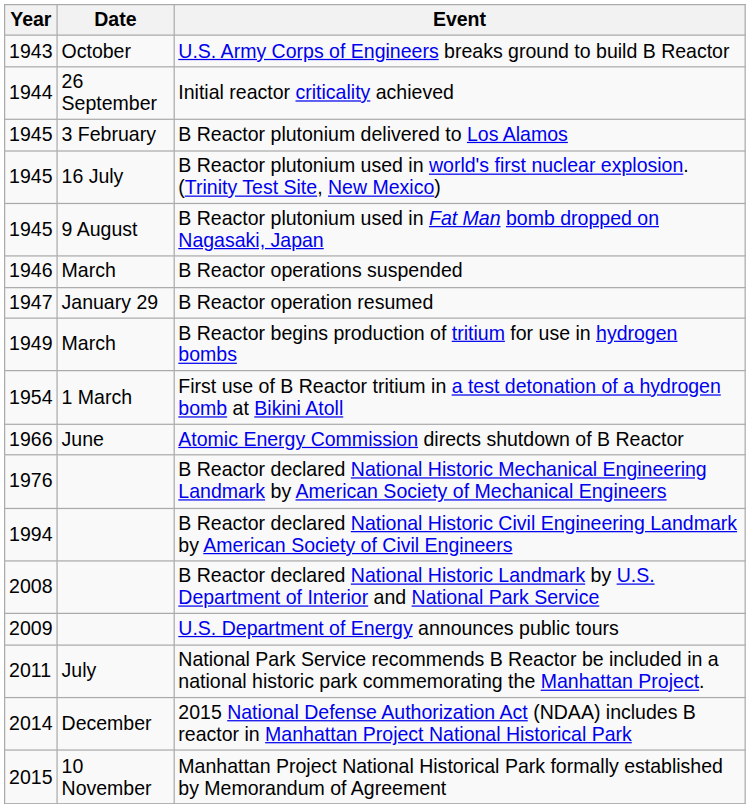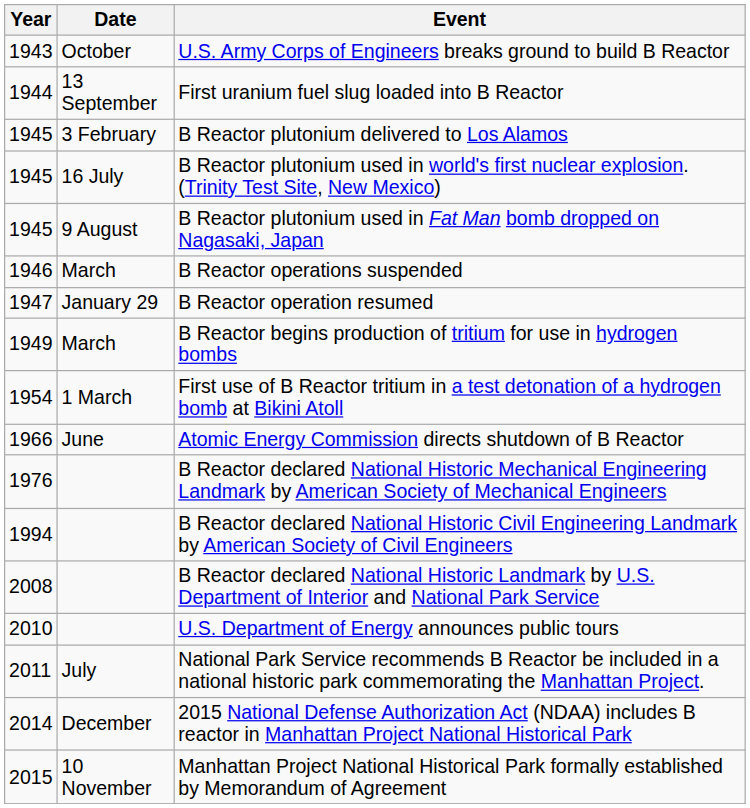+ row: (371, 92)
- row: (316, 92)
(31, 629) 2009 -> (31, 629) 2010
